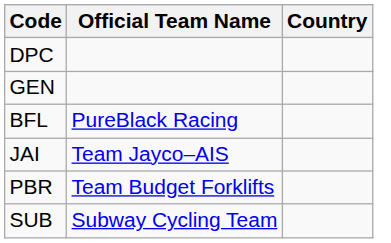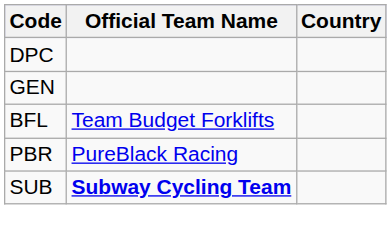(155, 120) PureBlack Racing -> (173, 120) Team Budget Forklifts
- row: (25, 154)
(173, 187) Team Budget Forklifts -> (155, 154) PureBlack Racing
(174, 220) normal -> (181, 187) bold
